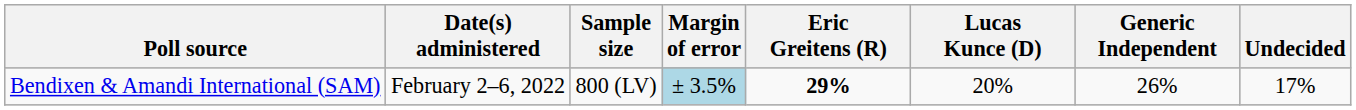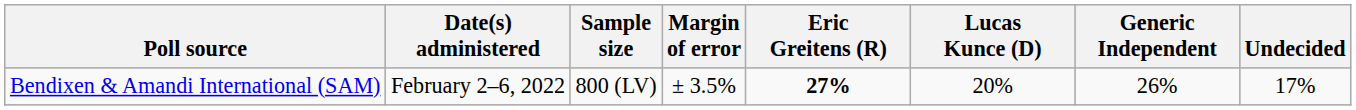(704, 85) lightblue background -> (704, 85) no background
(828, 85) 29% -> (828, 85) 27%
